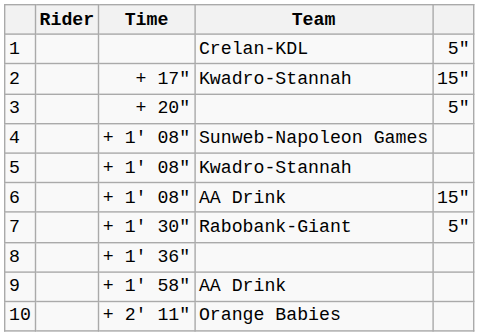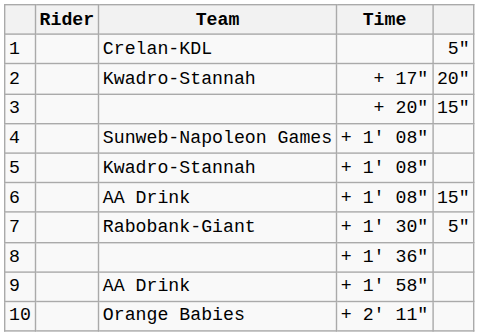columns swapped: (314, 20) <-> (147, 20)
(453, 79) 15" -> (453, 79) 20"
(459, 109) 5" -> (453, 109) 15"
